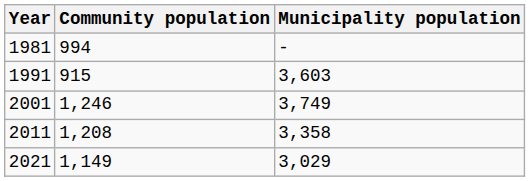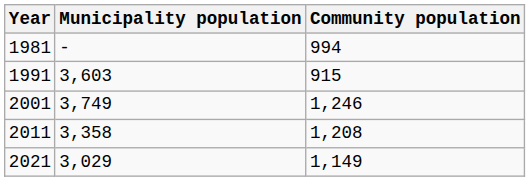columns swapped: (165, 19) <-> (399, 19)
